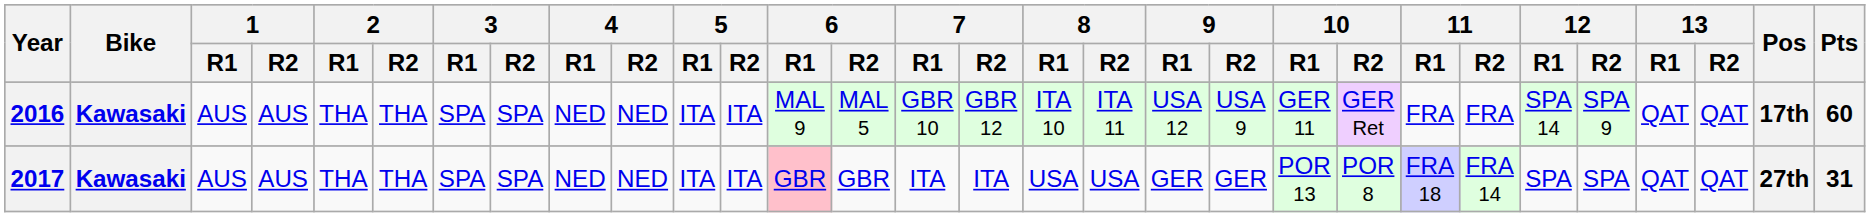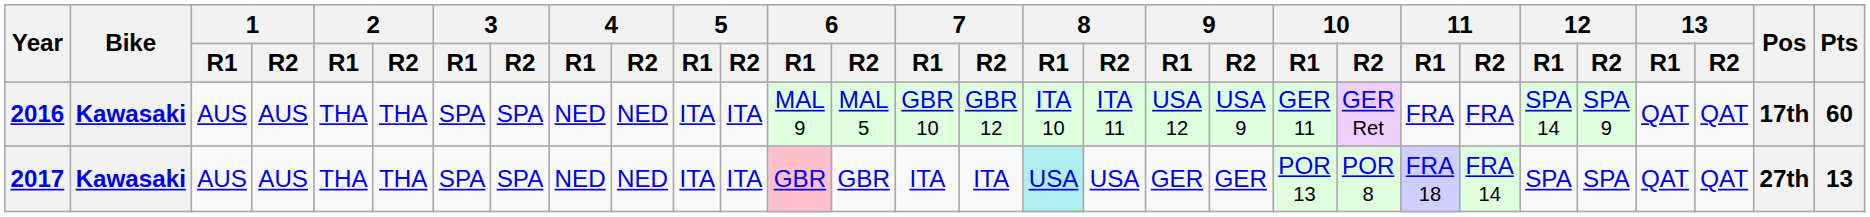(1054, 179) no background -> (1054, 179) paleturquoise background
(1839, 179) 31 -> (1839, 179) 13
